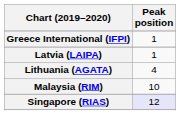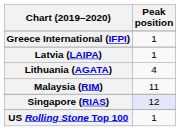(154, 86) 10 -> (154, 86) 11
+ row: (68, 117)
